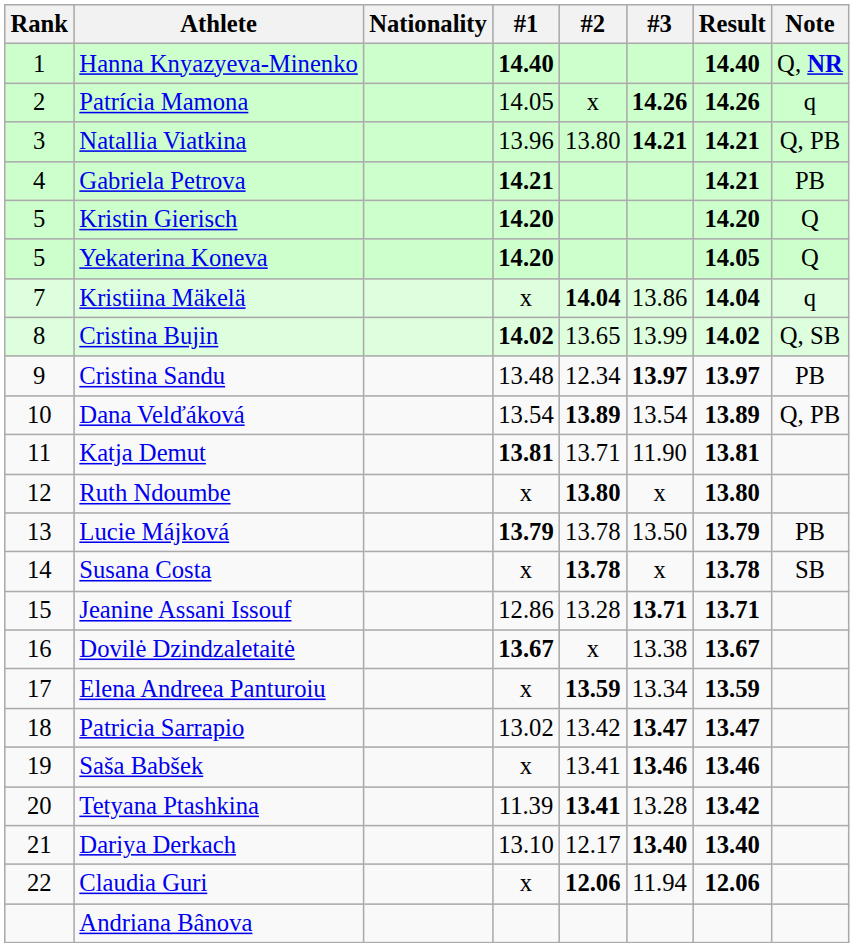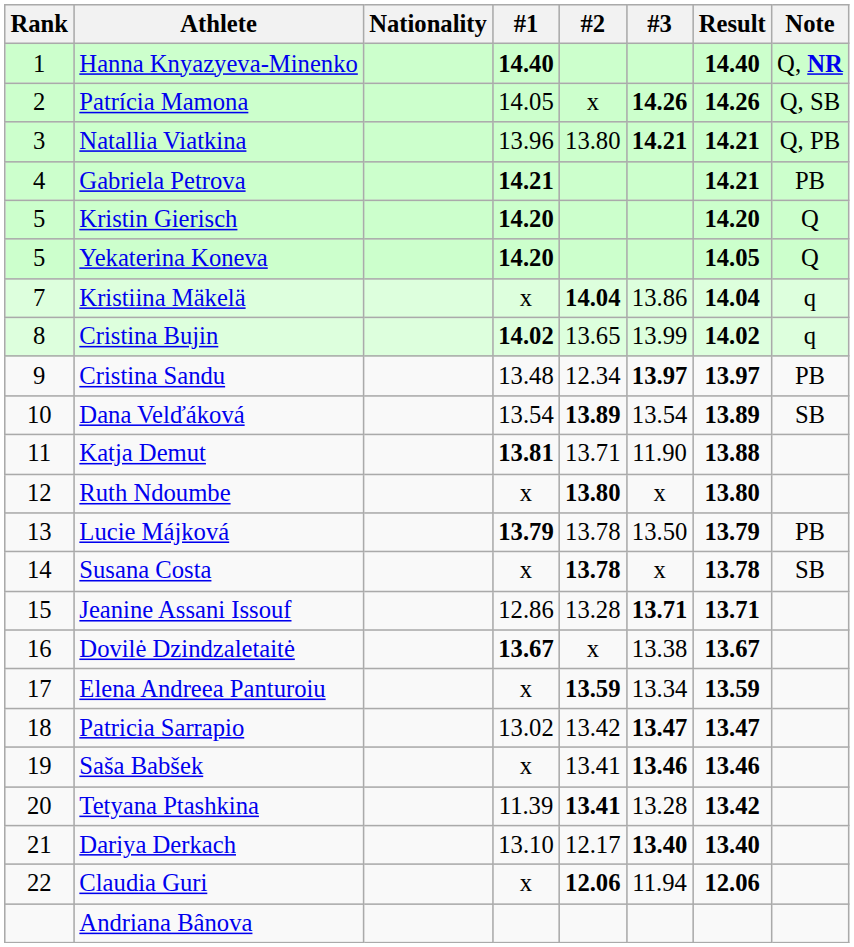(810, 102) q -> (810, 102) Q, SB
(810, 336) Q, SB -> (810, 336) q
(810, 414) Q, PB -> (810, 414) SB
(732, 453) 13.81 -> (732, 453) 13.88
